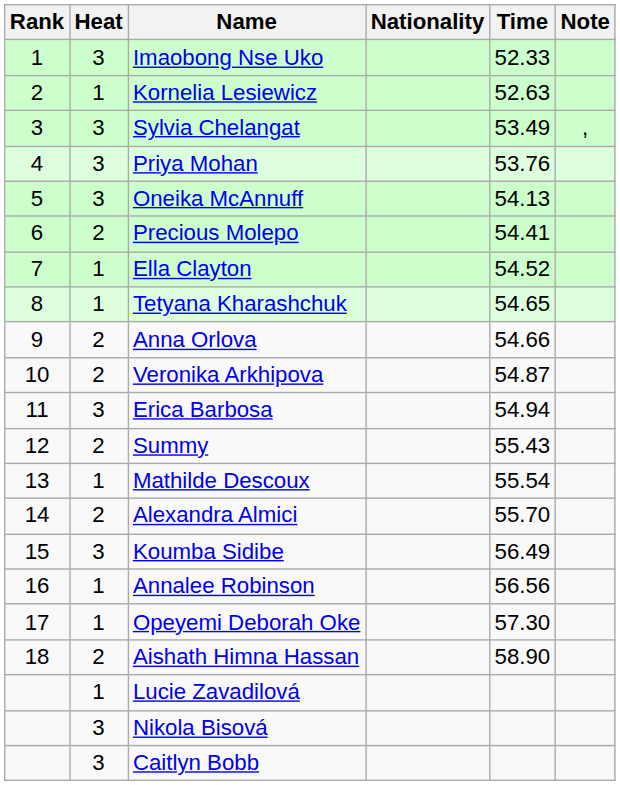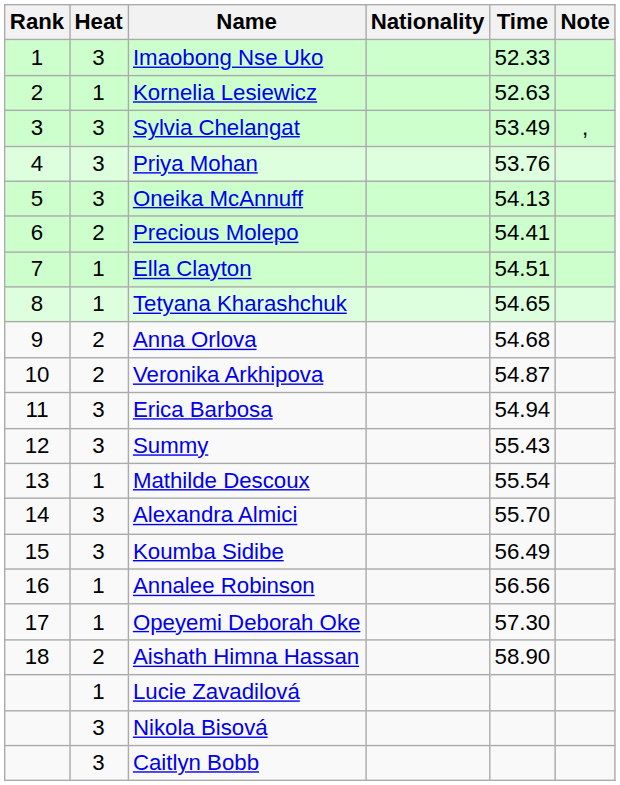(522, 269) 54.52 -> (522, 269) 54.51
(522, 339) 54.66 -> (522, 339) 54.68
(99, 445) 2 -> (99, 445) 3
(99, 515) 2 -> (99, 515) 3
